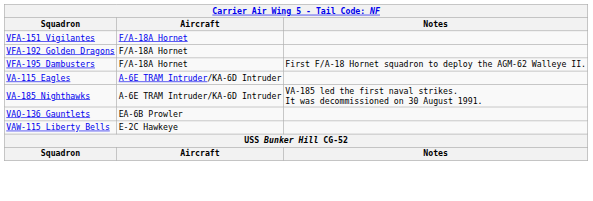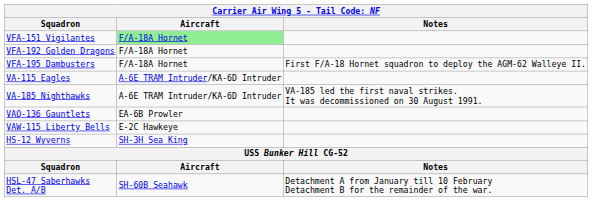(153, 38) no background -> (153, 38) lightgreen background
+ row: (38, 141)
+ row: (48, 185)
